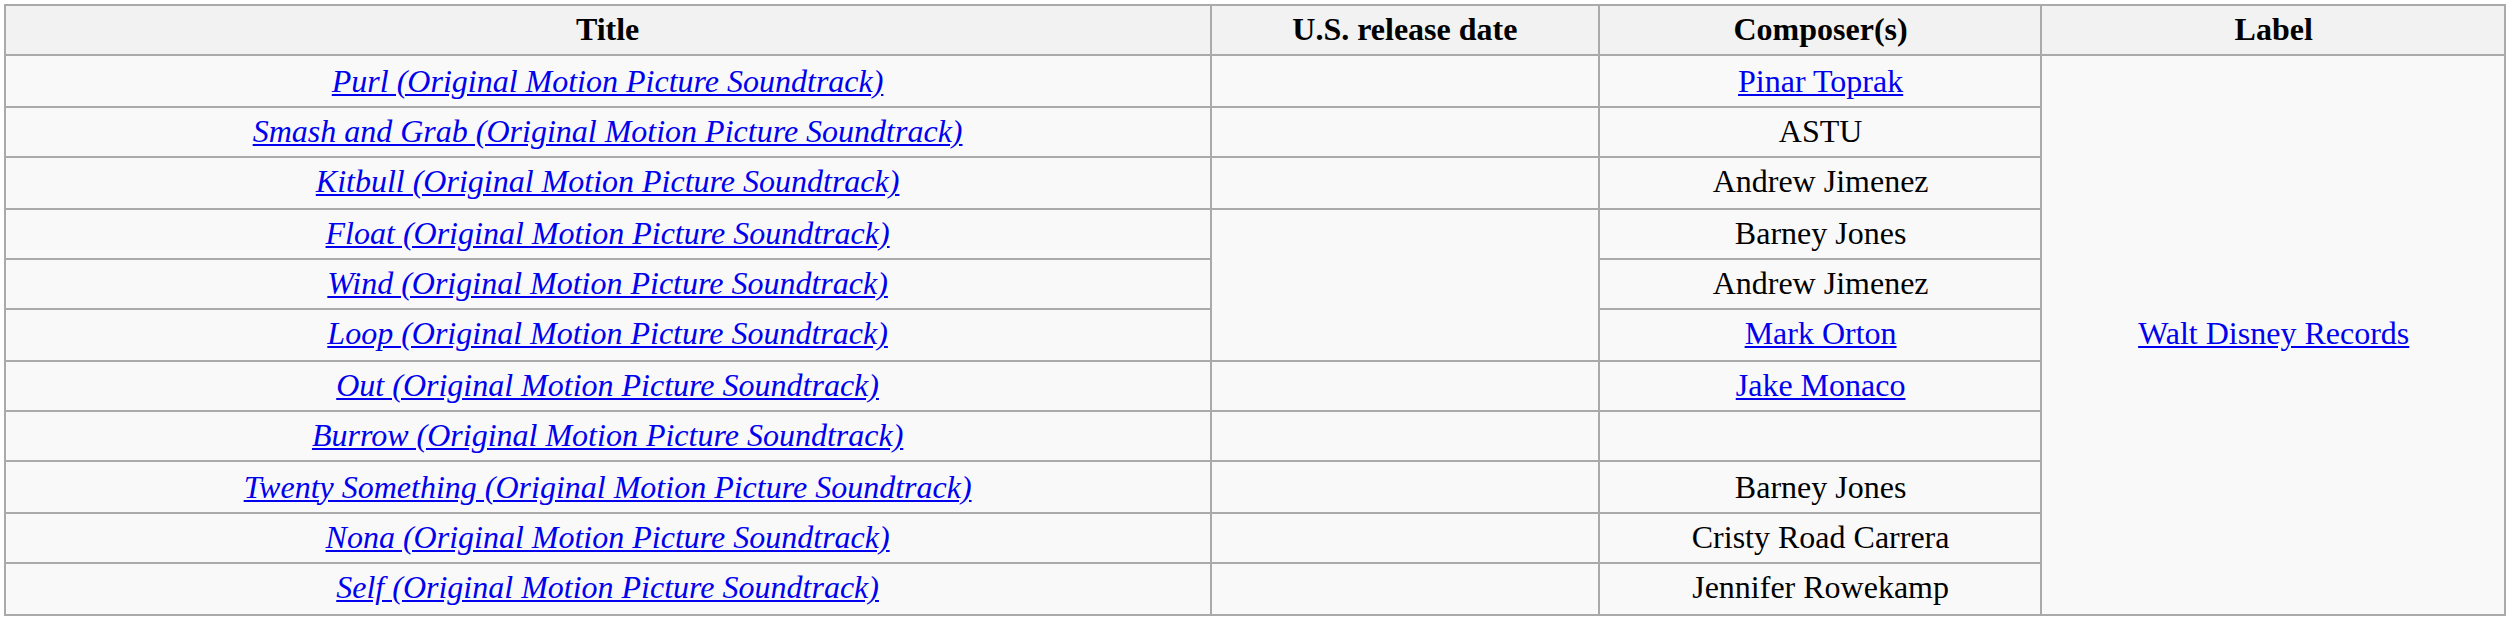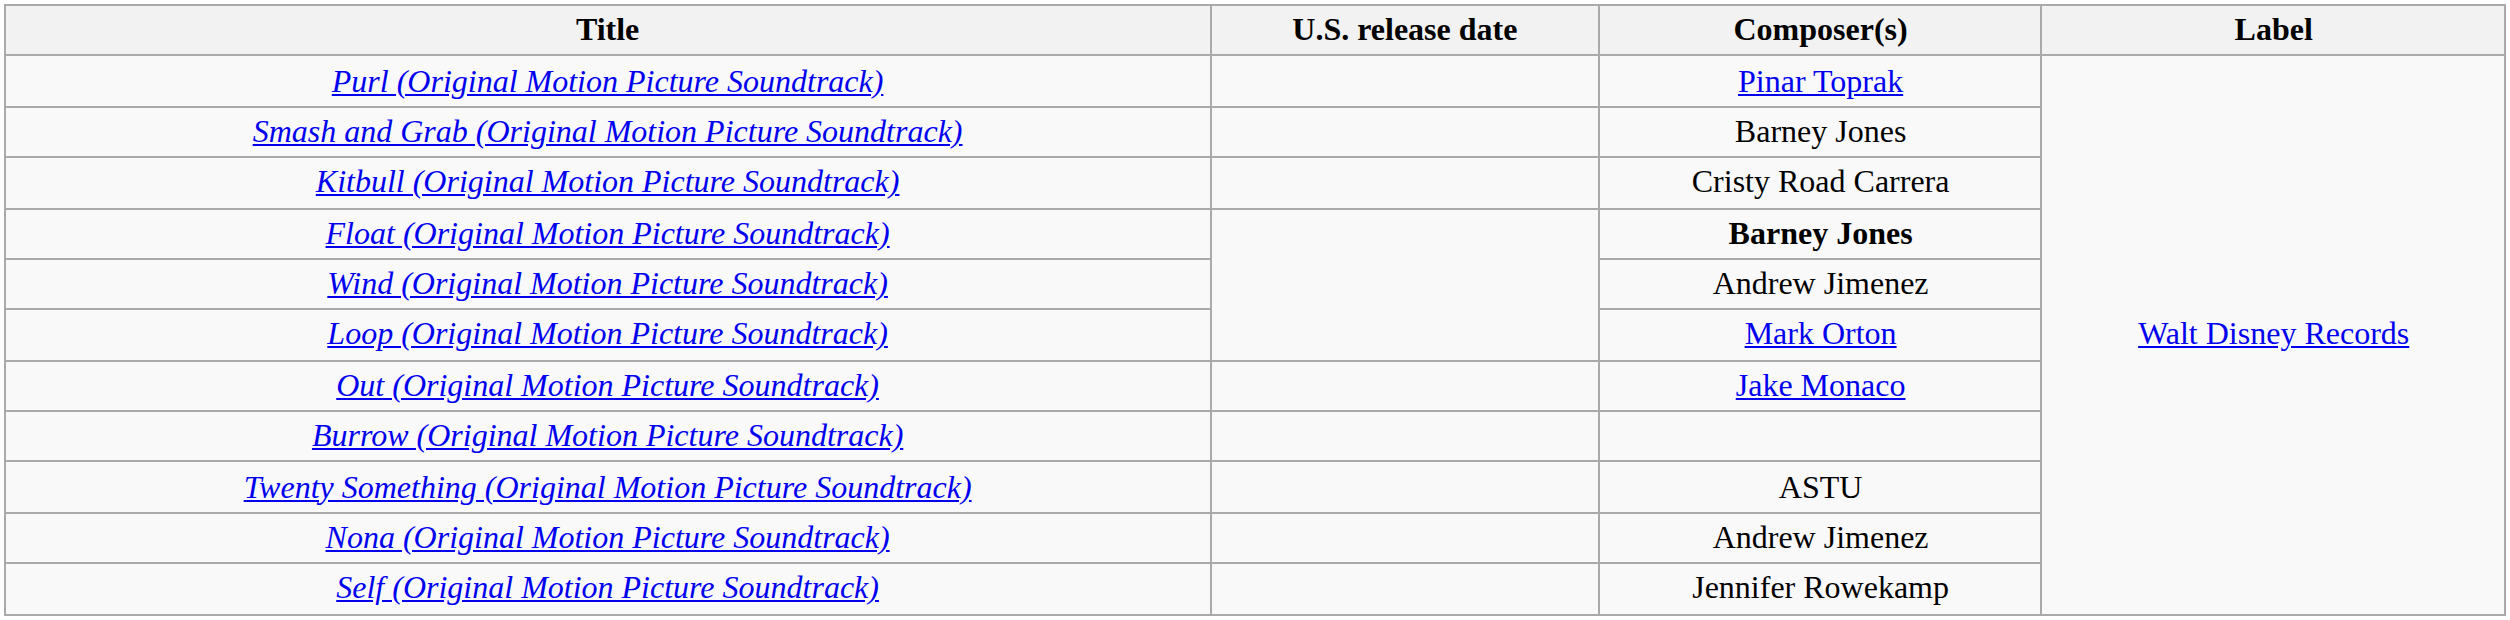(1821, 131) ASTU -> (1821, 131) Barney Jones
(1821, 182) Andrew Jimenez -> (1821, 182) Cristy Road Carrera
(1821, 232) normal -> (1821, 232) bold
(1821, 486) Barney Jones -> (1821, 486) ASTU
(1821, 537) Cristy Road Carrera -> (1821, 537) Andrew Jimenez
